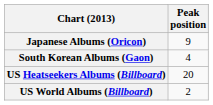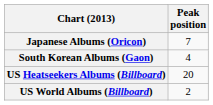(188, 41) 9 -> (188, 41) 7
